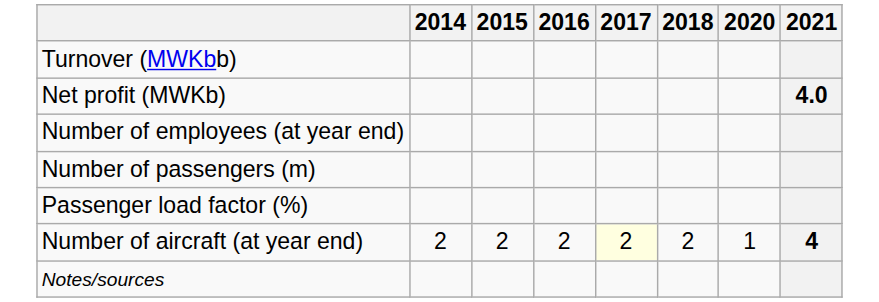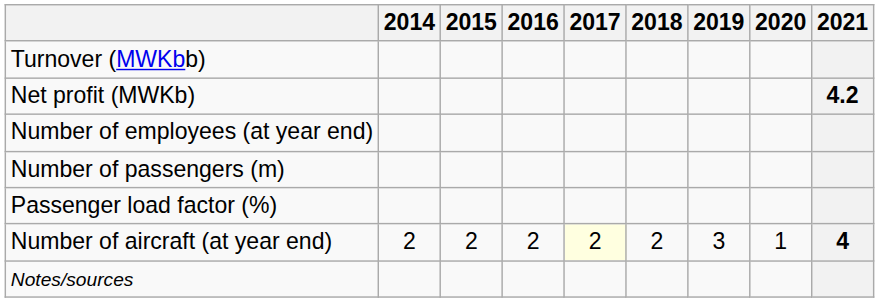+ column: (719, 22)
(812, 95) 4.0 -> (843, 95) 4.2
